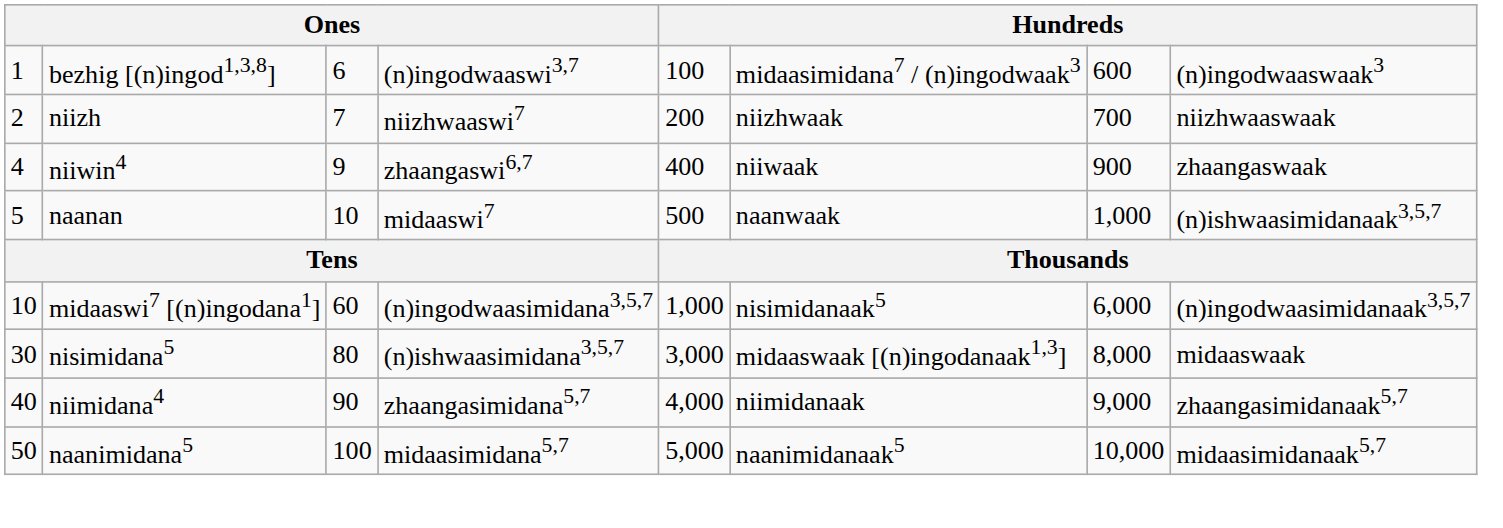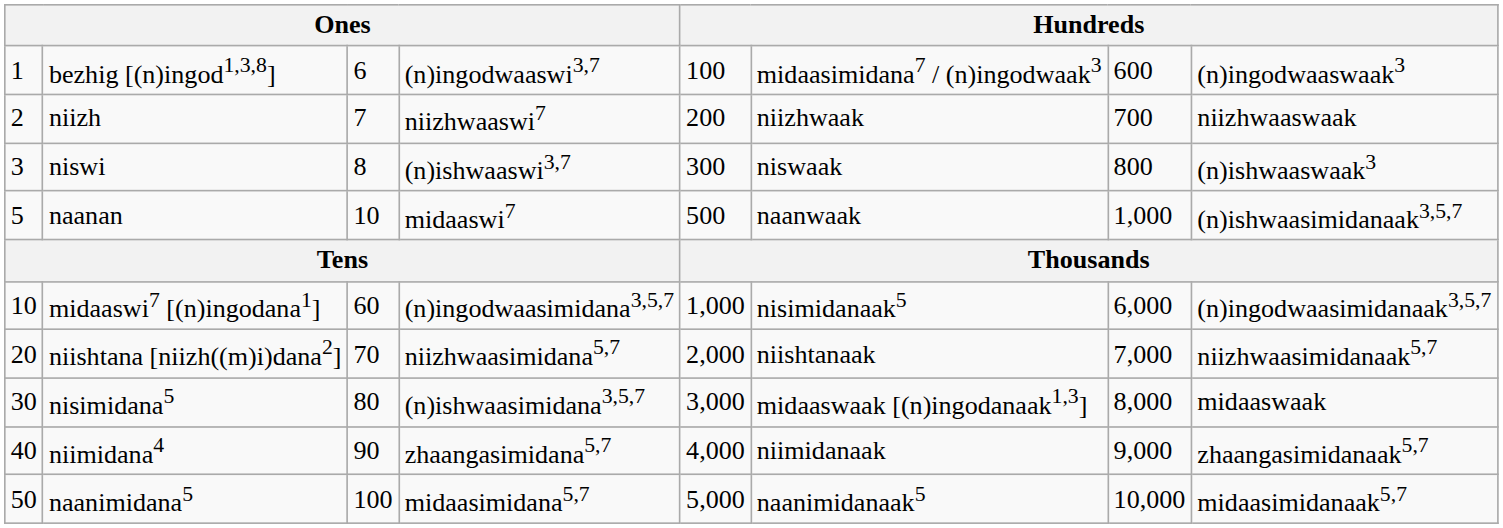+ row: (77, 166)
- row: (88, 166)
+ row: (195, 353)
